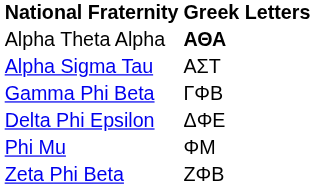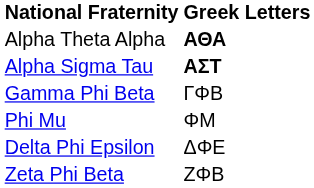(202, 66) normal -> (203, 66) bold
rows swapped: (80, 120) <-> (35, 147)
